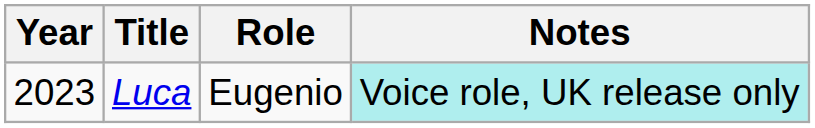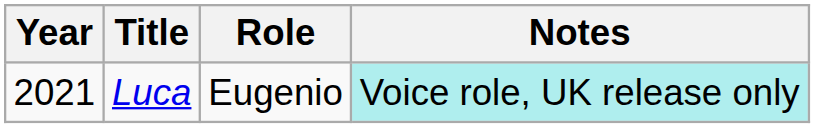(54, 91) 2023 -> (54, 91) 2021
